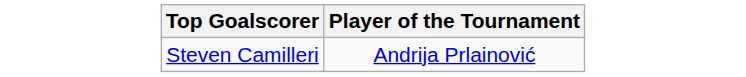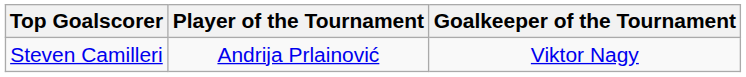+ column: (585, 21)
